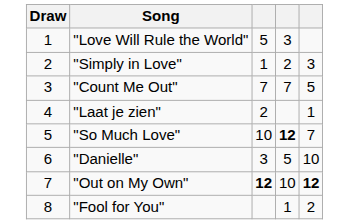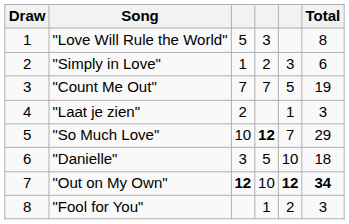+ column: (323, 16)
